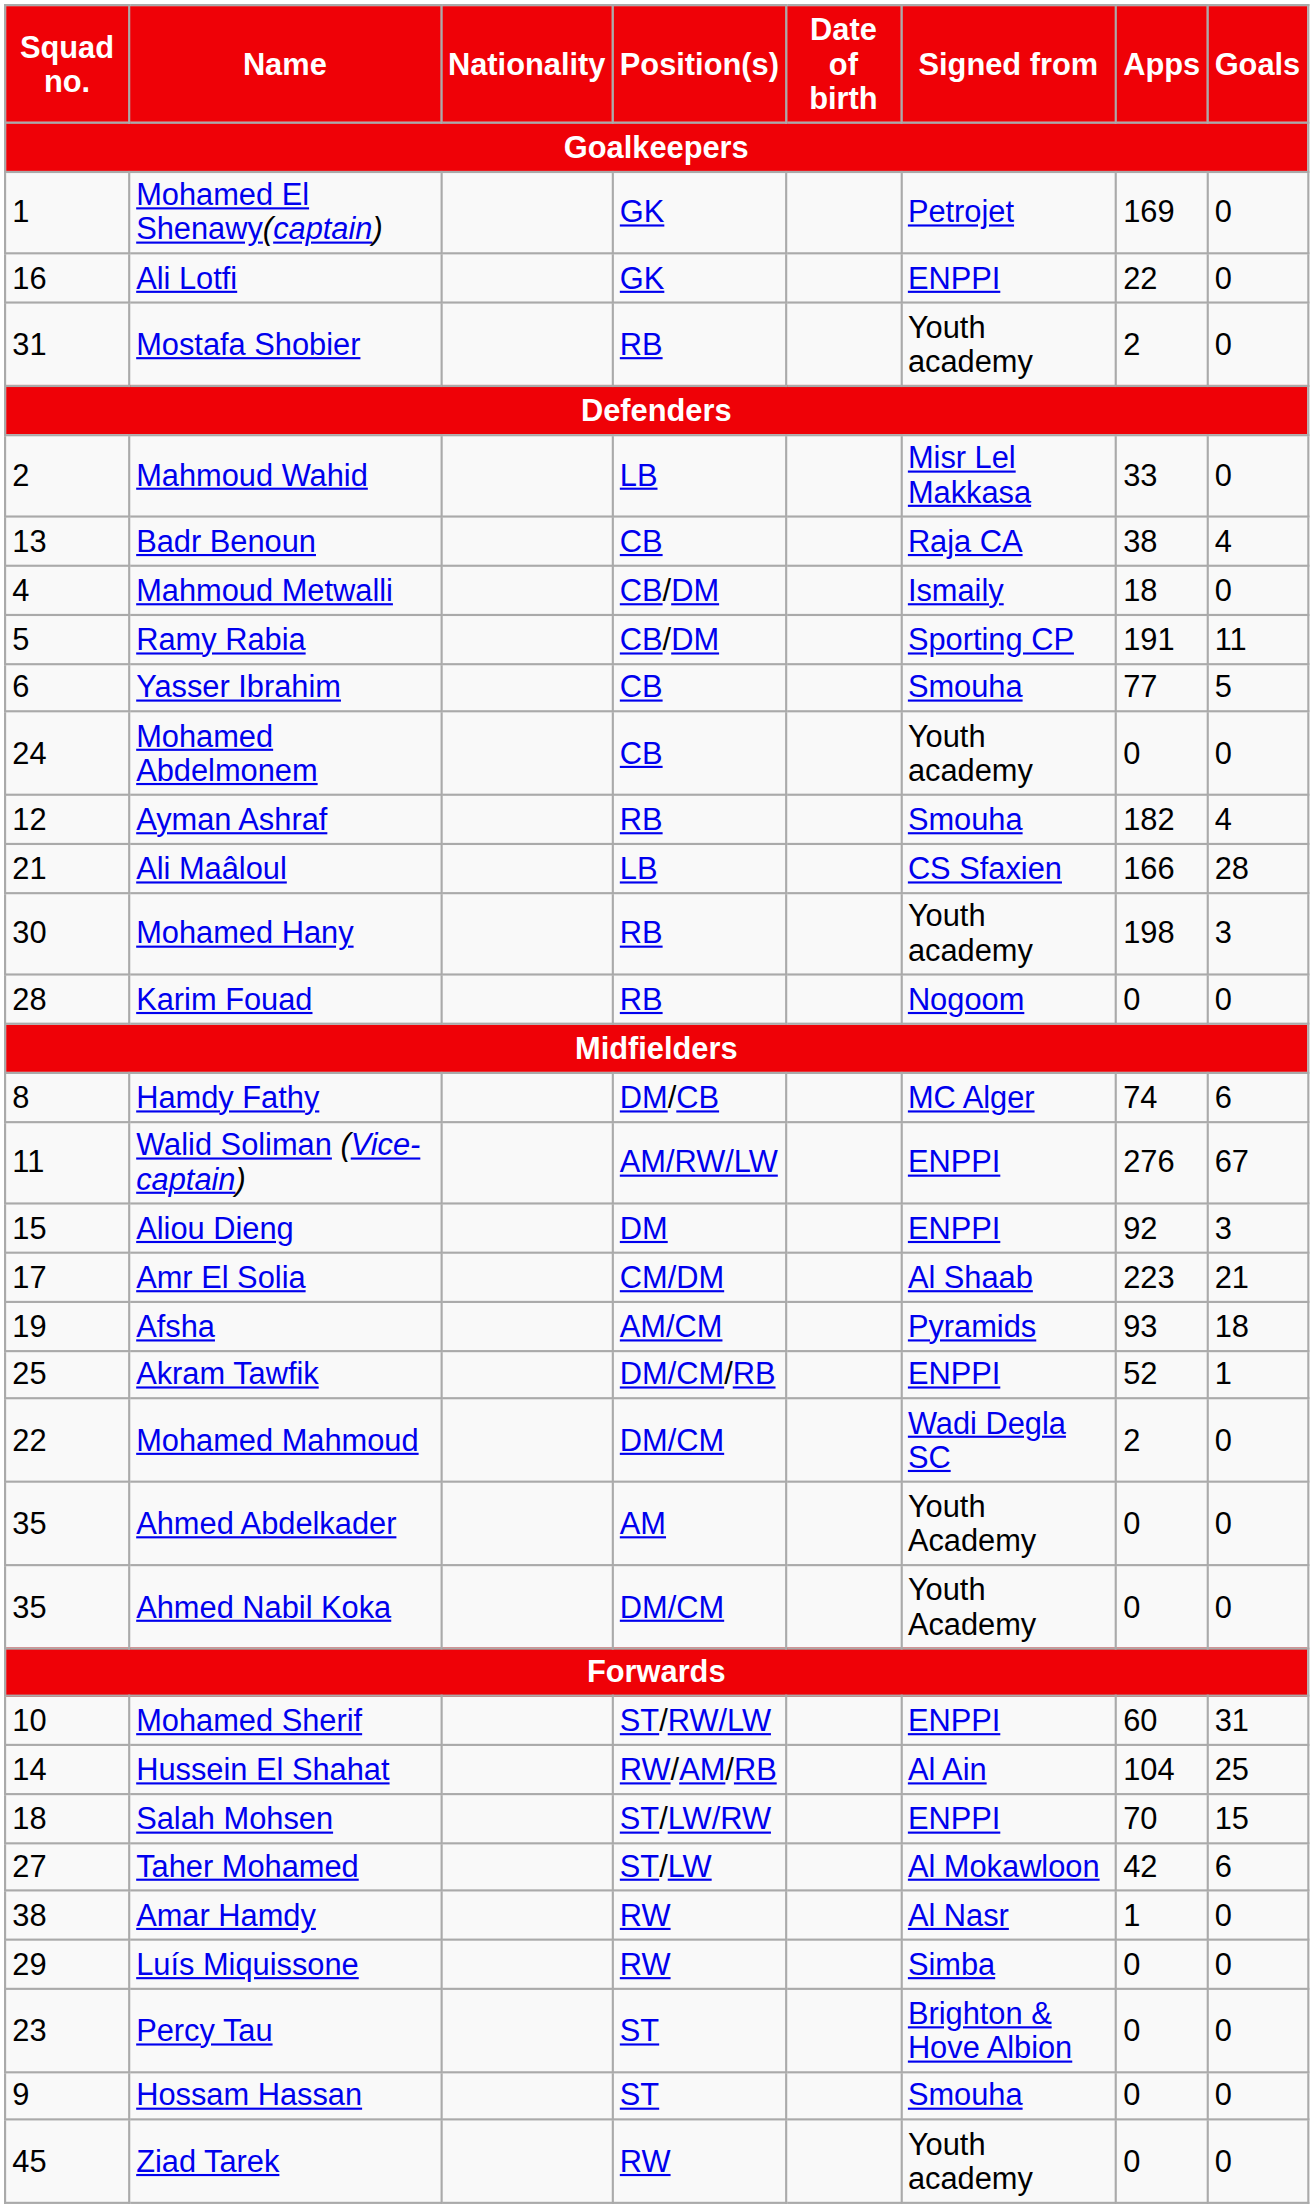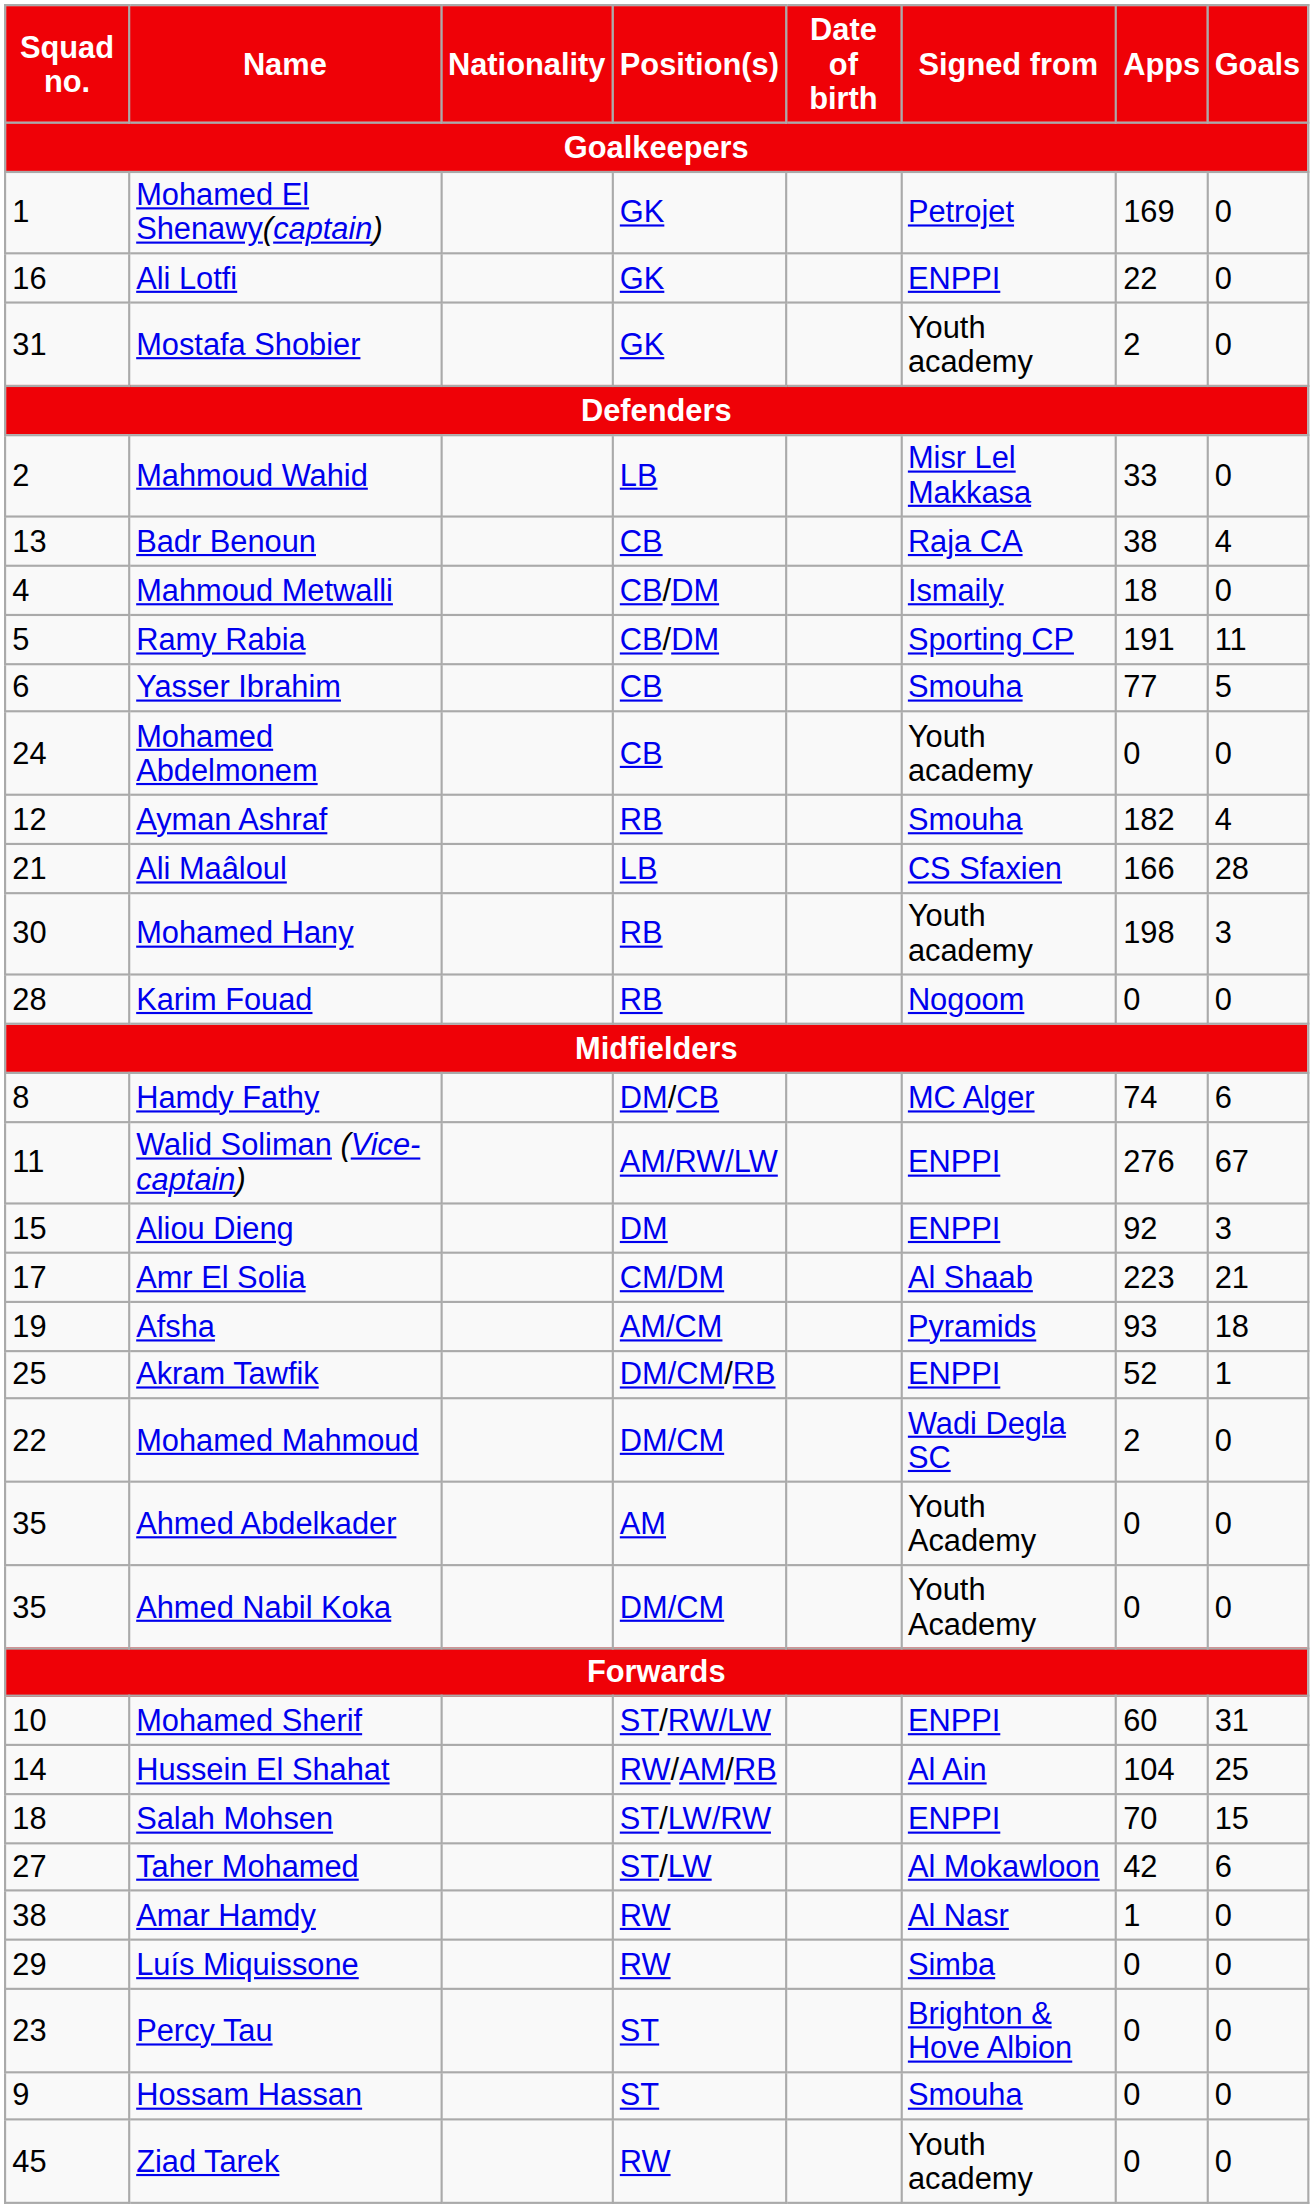(641, 344) RB -> (642, 344) GK
